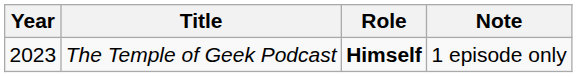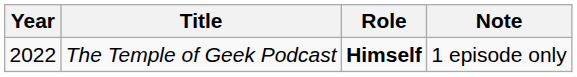(33, 54) 2023 -> (33, 54) 2022
